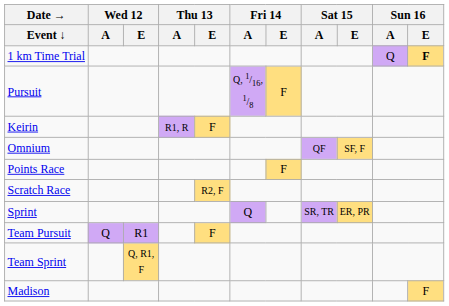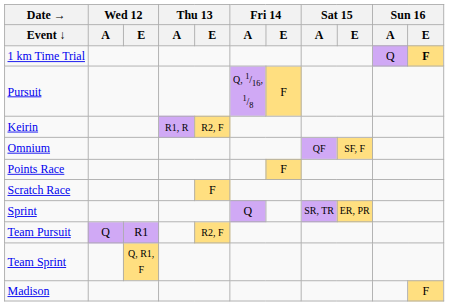(212, 127) F -> (212, 127) R2, F
(212, 190) R2, F -> (212, 190) F
(212, 233) F -> (212, 233) R2, F
